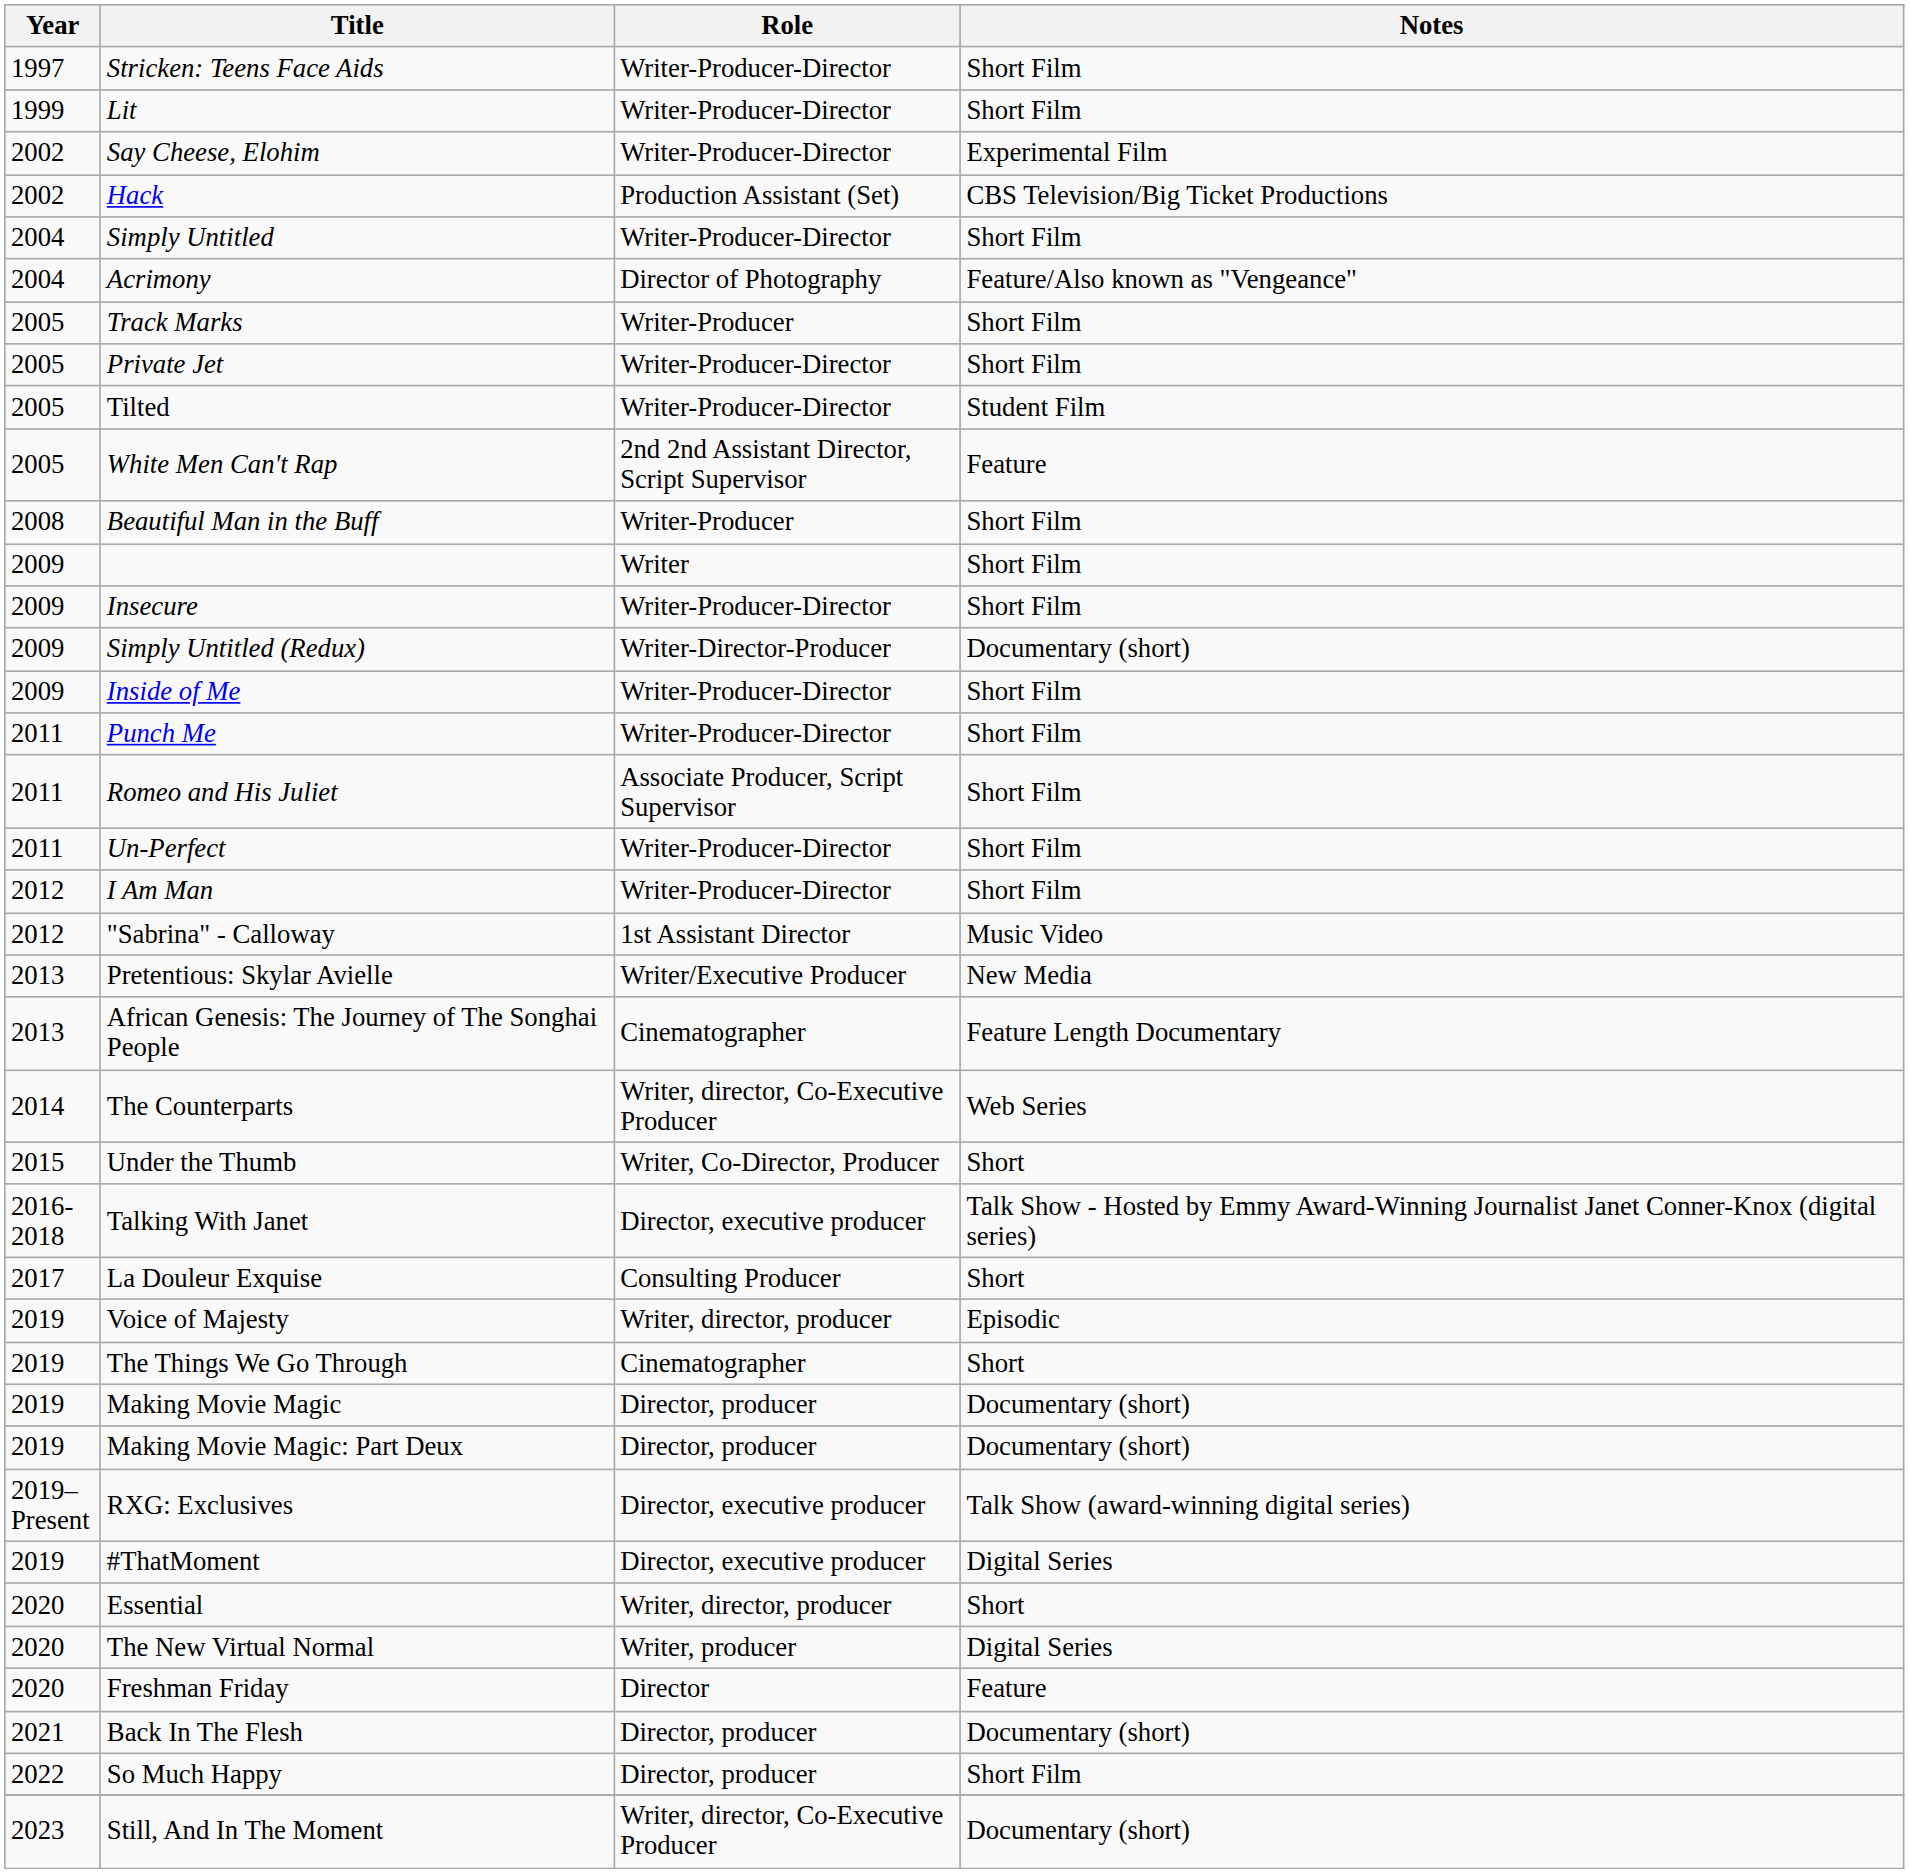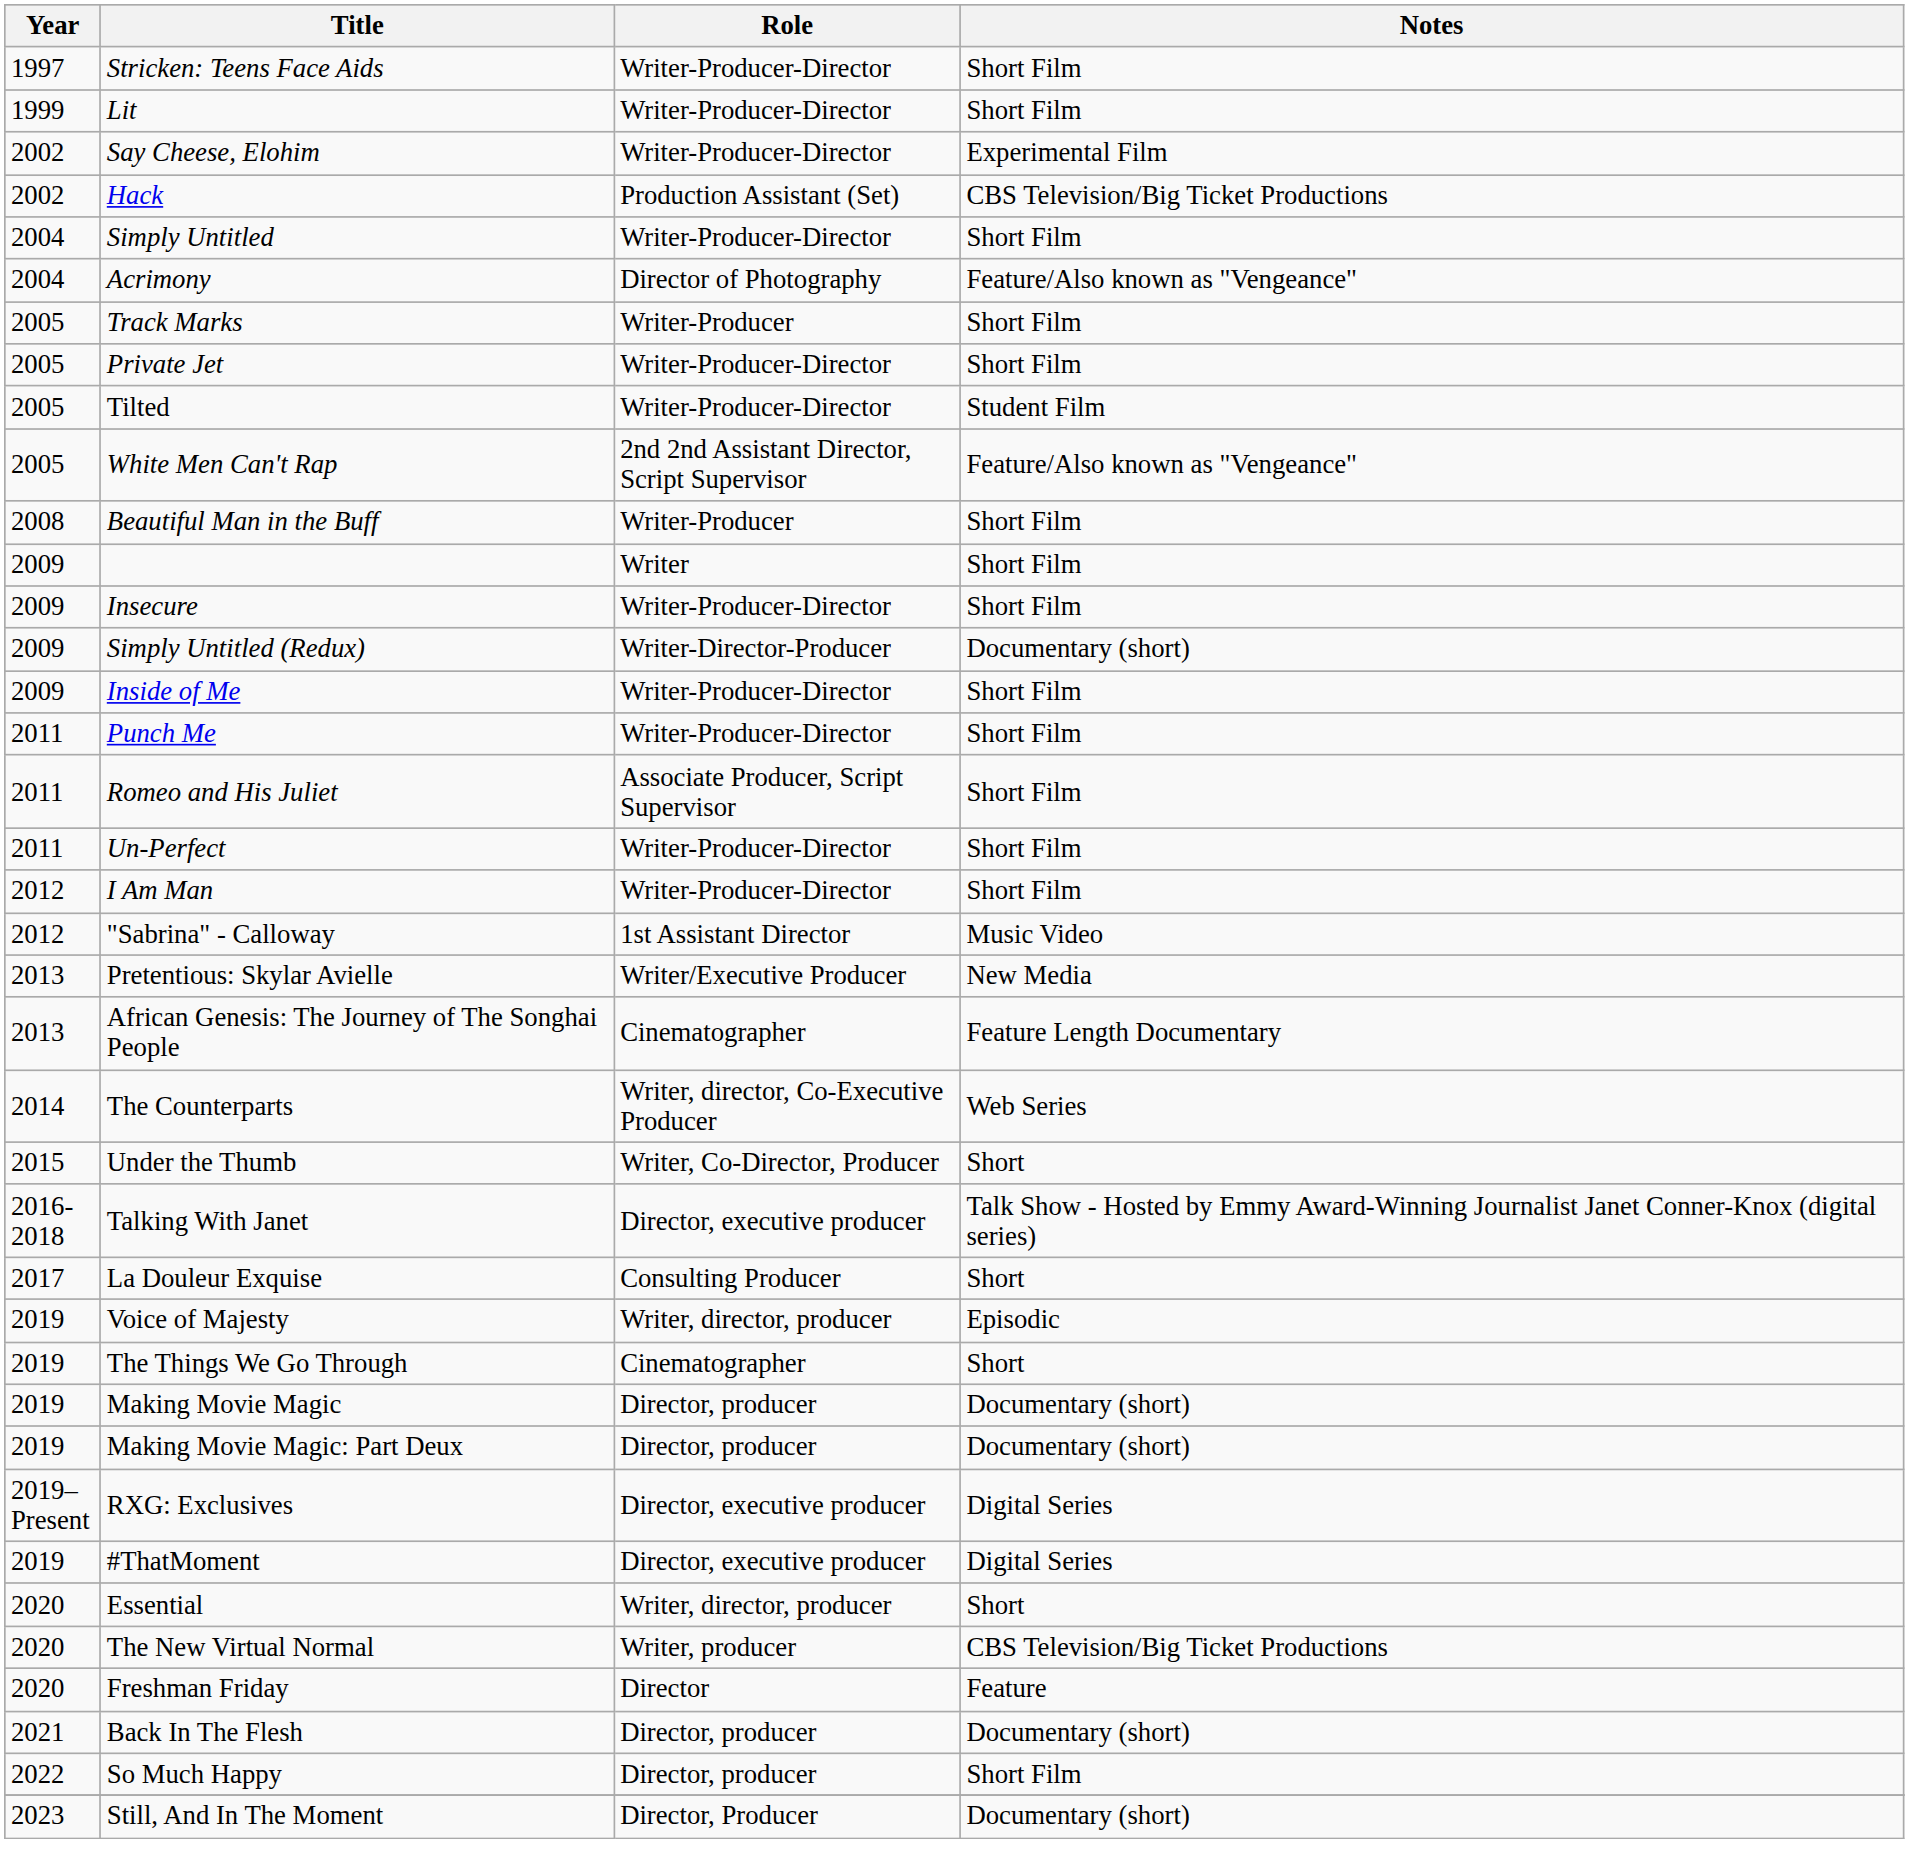(1007, 464) Feature -> (1162, 464) Feature/Also known as "Vengeance"
(1188, 1504) Talk Show (award-winning digital series) -> (1040, 1504) Digital Series
(1040, 1646) Digital Series -> (1177, 1646) CBS Television/Big Ticket Productions
(782, 1831) Writer, director, Co-Executive Producer -> (719, 1816) Director, Producer
